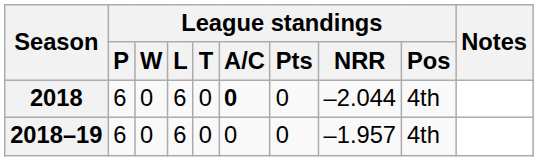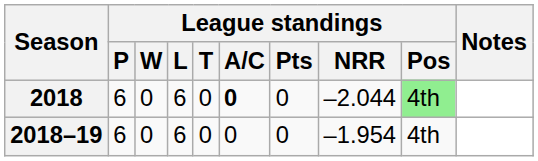(423, 98) no background -> (423, 98) lightgreen background
(360, 135) –1.957 -> (360, 135) –1.954
